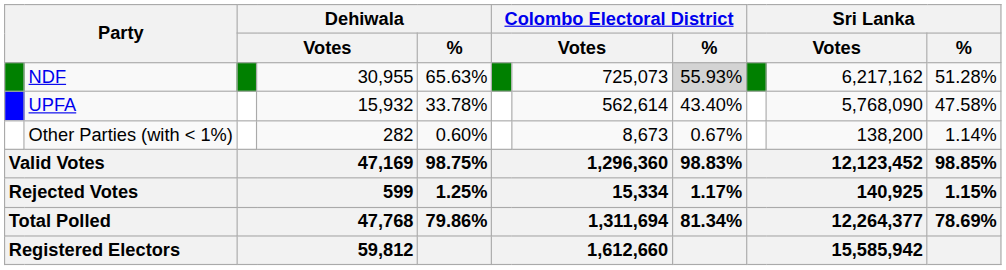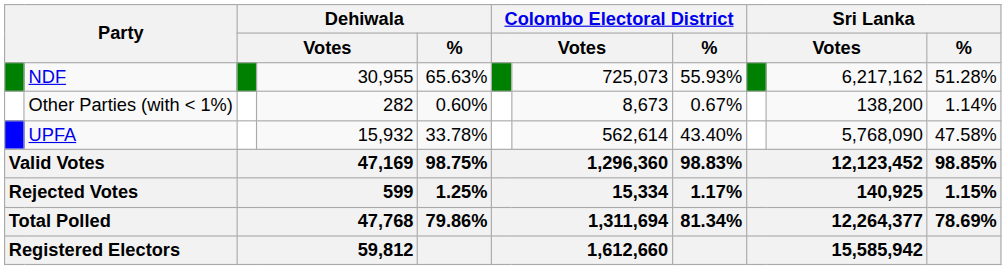(711, 76) lightgrey background -> (711, 76) no background
rows swapped: (52, 105) <-> (131, 134)
